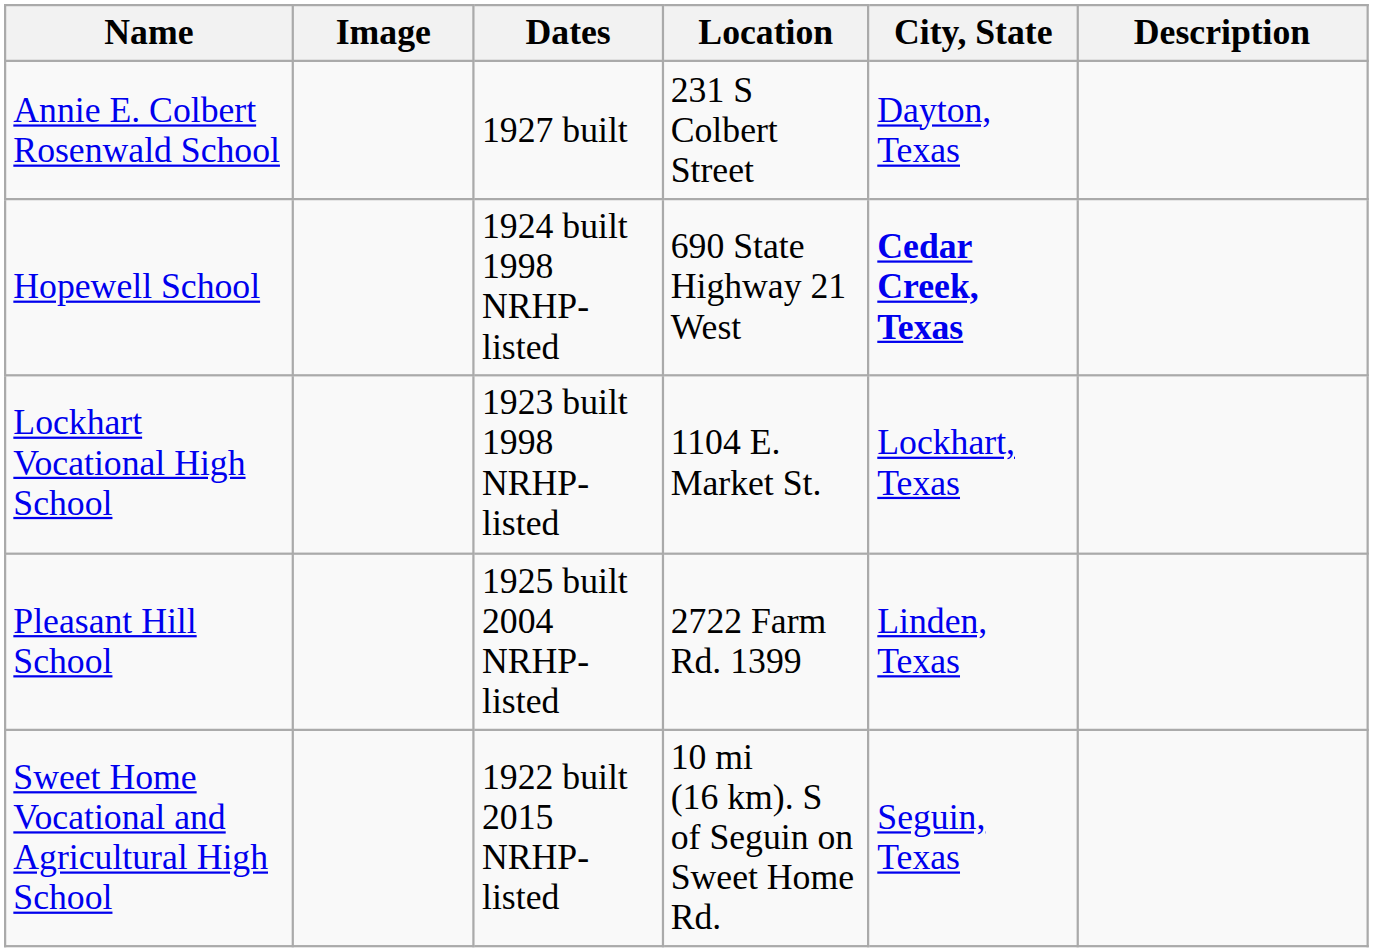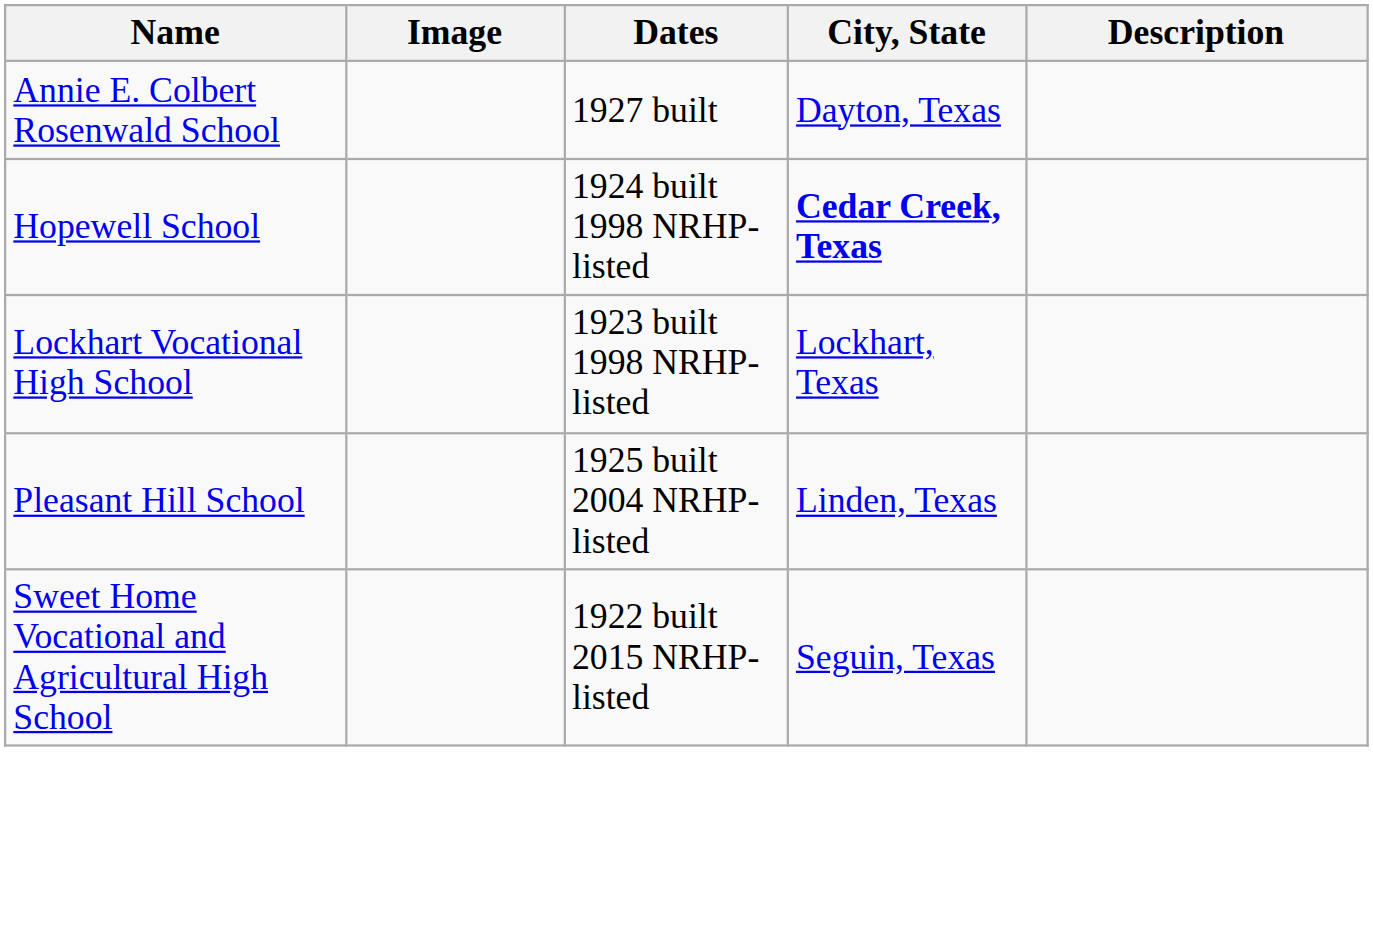- column: (766, 32)
